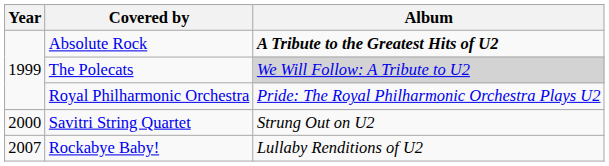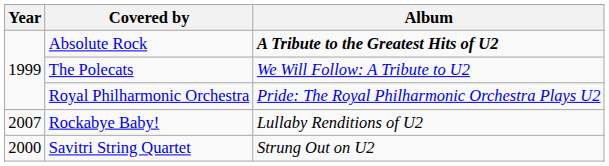(363, 69) lightgrey background -> (363, 69) no background
rows swapped: (120, 122) <-> (104, 148)
